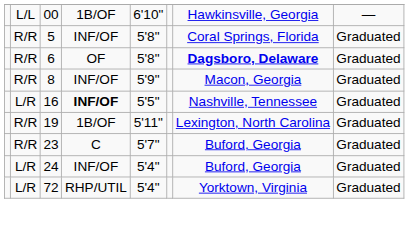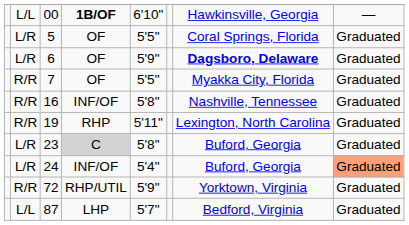(96, 15) normal -> (96, 15) bold
(26, 36) R/R -> (26, 36) L/R
(96, 36) INF/OF -> (96, 36) OF
(148, 36) 5'8" -> (148, 36) 5'5"
(26, 58) R/R -> (26, 58) L/R
(148, 58) 5'8" -> (148, 58) 5'9"
+ row: (51, 79)
- row: (51, 79)
(26, 101) L/R -> (26, 101) R/R
(96, 101) bold -> (96, 101) normal
(148, 101) 5'5" -> (148, 101) 5'8"
(96, 123) 1B/OF -> (96, 123) RHP
(26, 144) R/R -> (26, 144) L/R
(96, 144) no background -> (96, 144) lightgrey background
(148, 144) 5'7" -> (148, 144) 5'8"
(368, 166) no background -> (368, 166) lightsalmon background
(26, 187) L/R -> (26, 187) R/R
(148, 187) 5'4" -> (148, 187) 5'9"
+ row: (51, 209)
